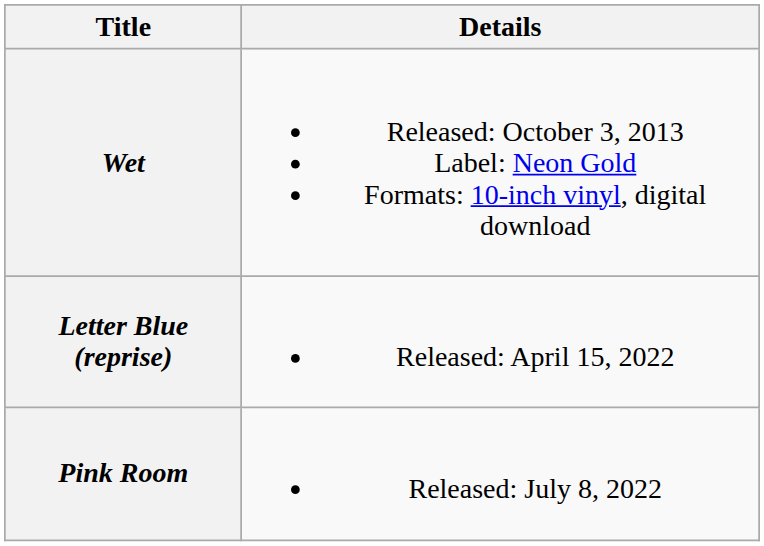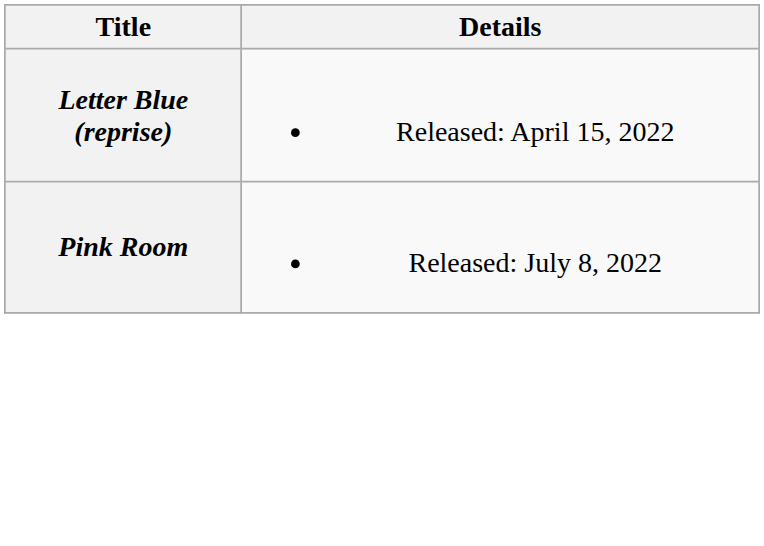- row: (123, 162)
